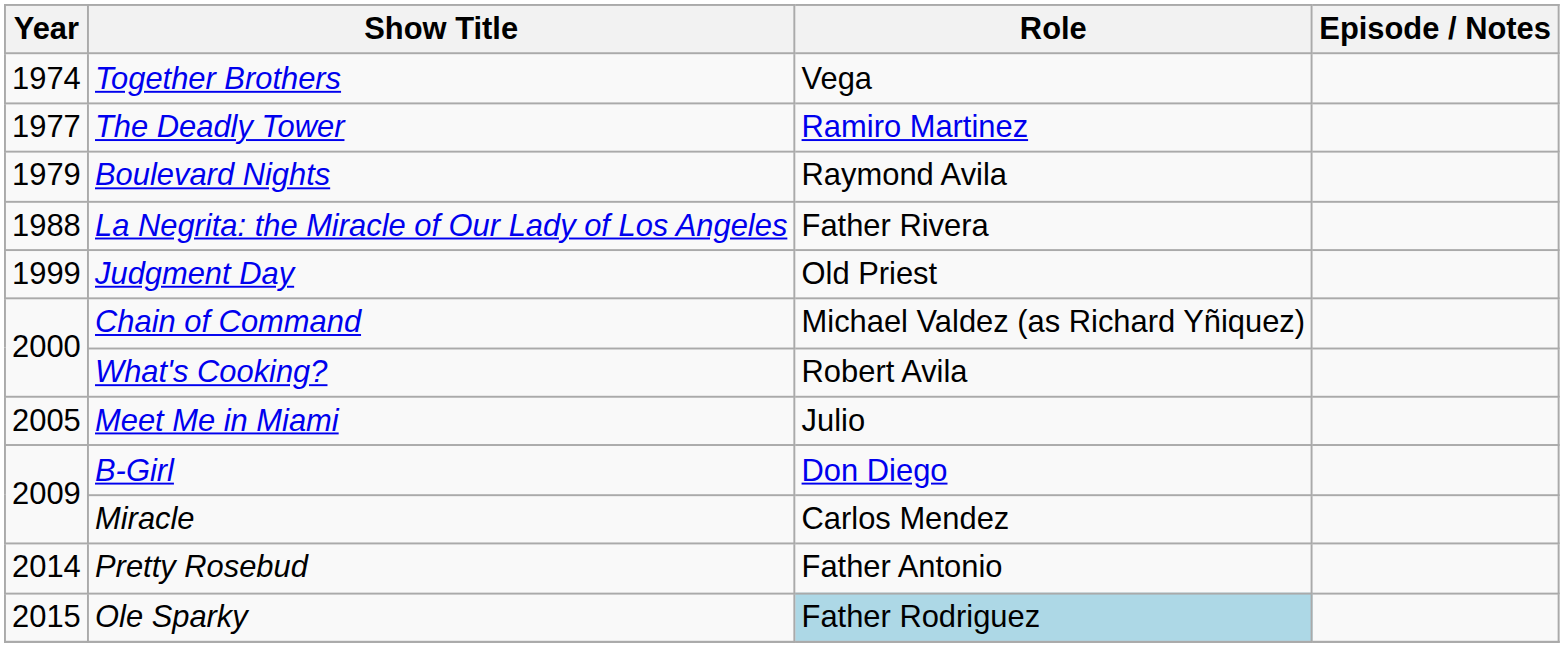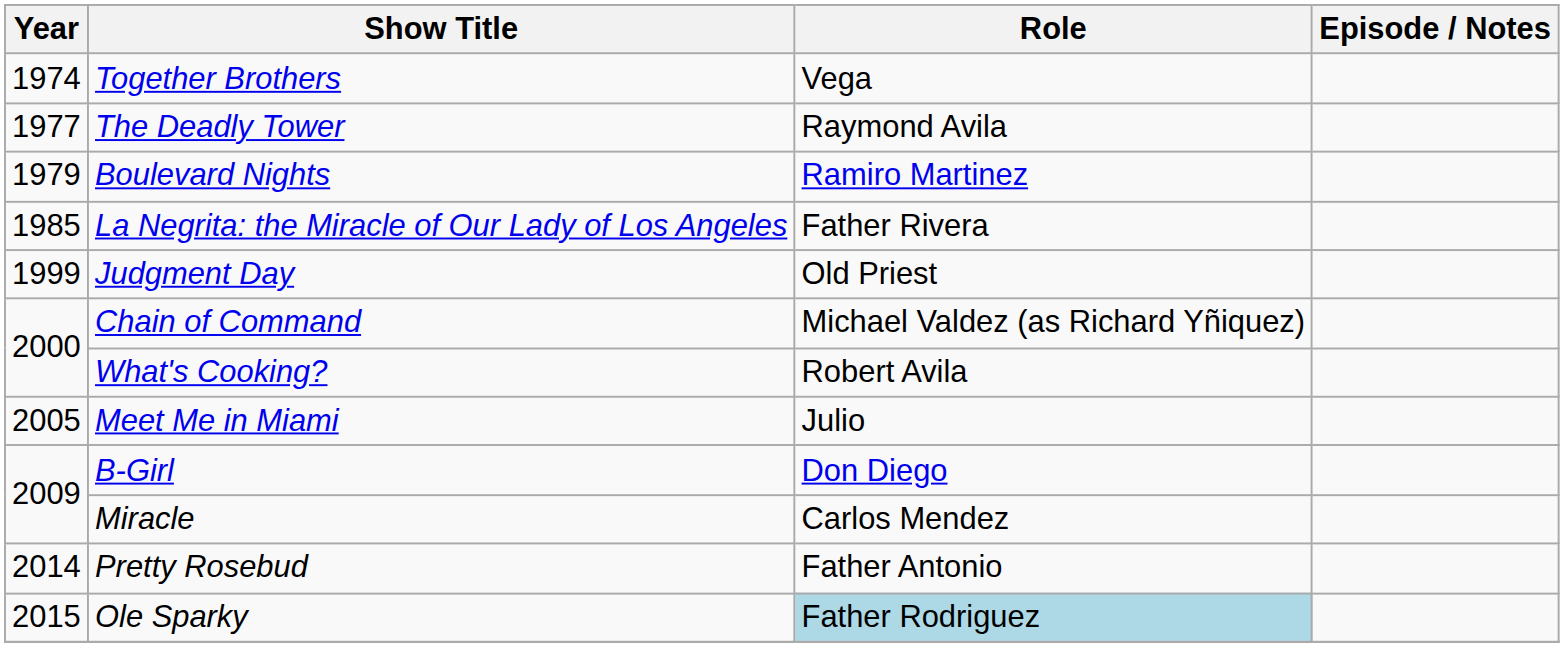(915, 126) Ramiro Martinez -> (904, 126) Raymond Avila
(904, 175) Raymond Avila -> (915, 175) Ramiro Martinez
(46, 224) 1988 -> (46, 224) 1985
